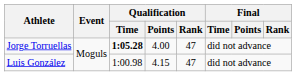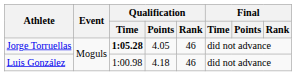(161, 46) 4.00 -> (161, 46) 4.05
(191, 46) 47 -> (191, 46) 46
(161, 63) 4.15 -> (161, 63) 4.18
(191, 63) 47 -> (191, 63) 46
